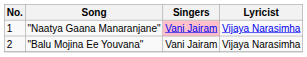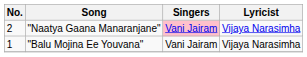(9, 28) 1 -> (9, 28) 2
(9, 44) 2 -> (9, 44) 1
